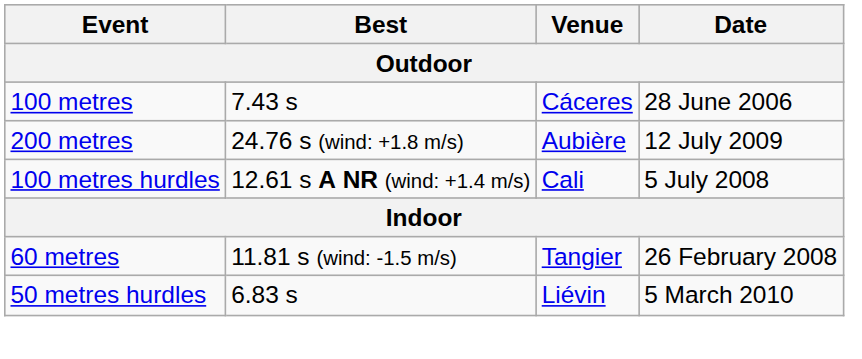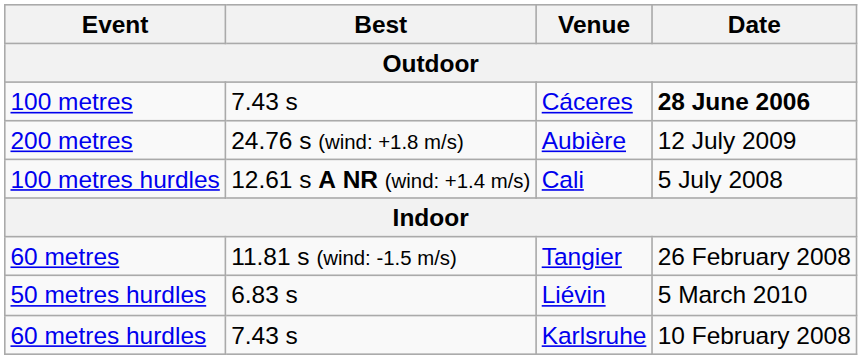(718, 102) normal -> (734, 102) bold
+ row: (108, 334)
